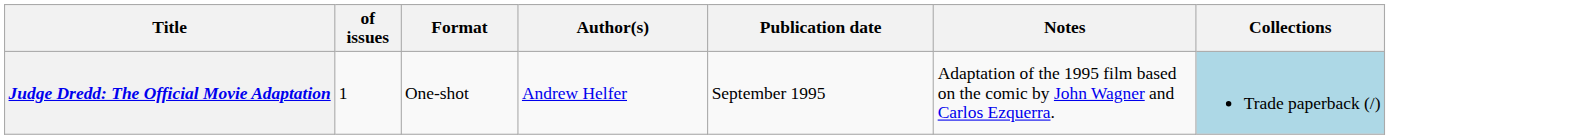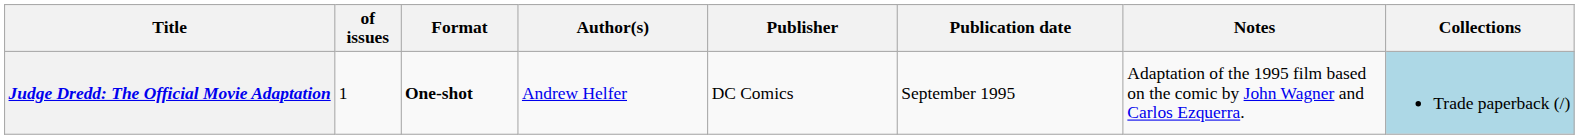+ column: (802, 28)
(437, 92) normal -> (439, 92) bold
